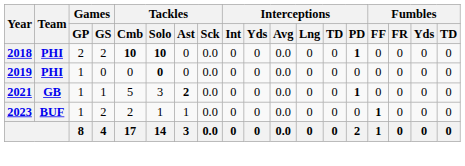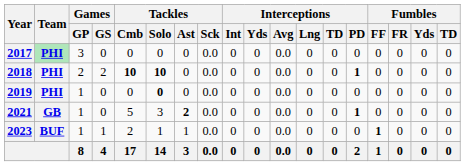+ row: (20, 53)
(103, 92) 1 -> (103, 111) 0
(103, 111) 2 -> (103, 131) 1
